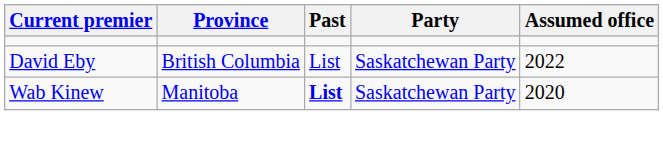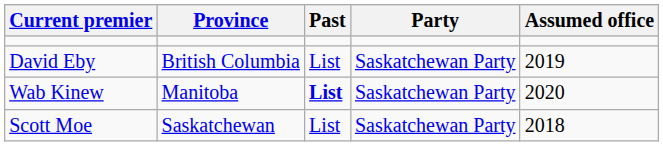(545, 61) 2022 -> (545, 61) 2019
+ row: (51, 124)
